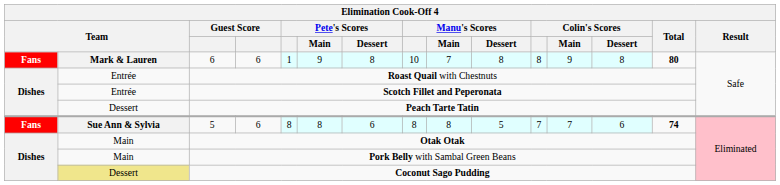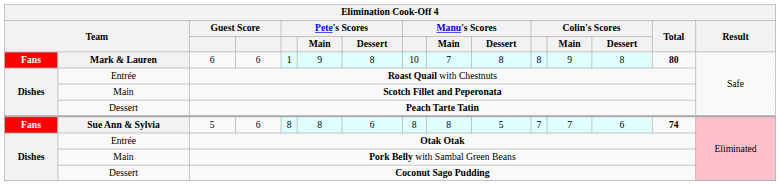(123, 92) Entrée -> (123, 92) Main
(123, 141) Main -> (123, 141) Entrée
(123, 173) khaki background -> (123, 173) no background
